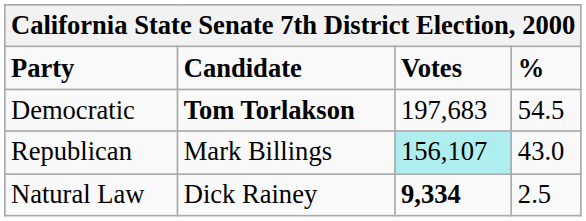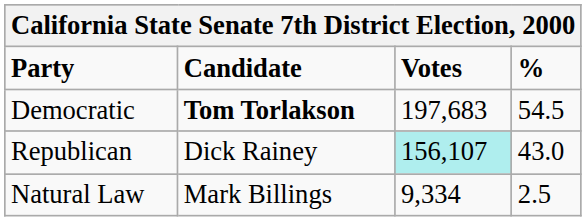(258, 151) Mark Billings -> (250, 151) Dick Rainey
(250, 194) Dick Rainey -> (258, 194) Mark Billings
(431, 194) bold -> (431, 194) normal
